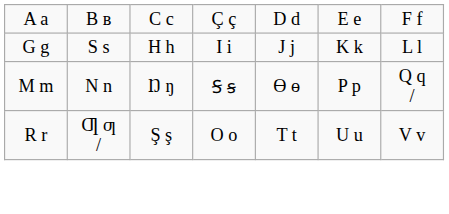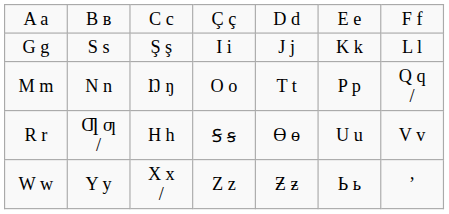(161, 47) H h -> (161, 47) Ş ş
(224, 87) Ꞩ ꞩ -> (224, 86) O o
(287, 86) Ө ө -> (287, 86) T t
(161, 135) Ş ş -> (161, 135) H h
(224, 135) O o -> (224, 136) Ꞩ ꞩ
(287, 135) T t -> (287, 135) Ө ө
+ row: (36, 184)
